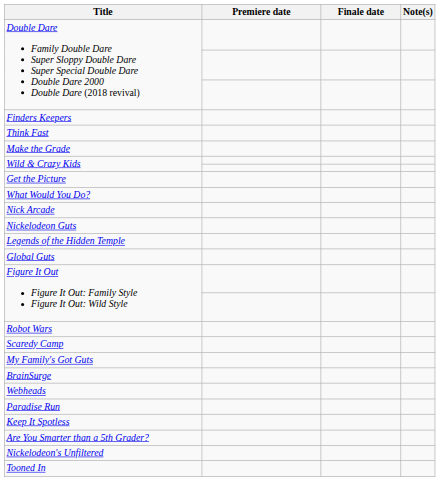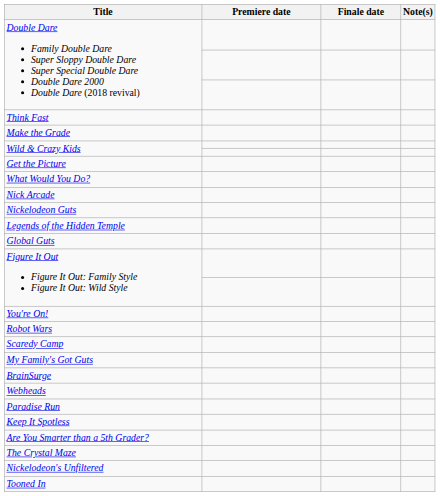- row: (39, 117)
+ row: (27, 313)
+ row: (41, 453)
